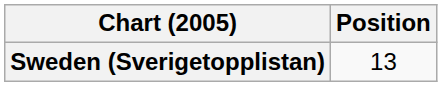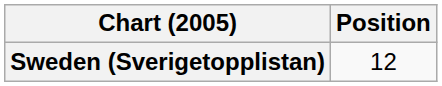(383, 61) 13 -> (383, 61) 12
